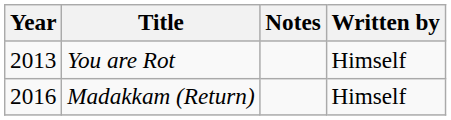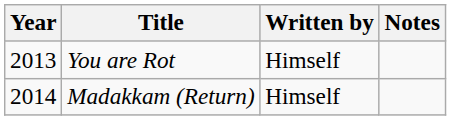columns swapped: (386, 22) <-> (293, 22)
(33, 96) 2016 -> (33, 96) 2014
